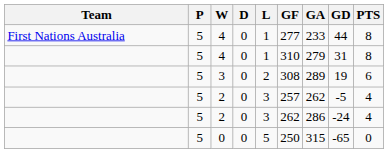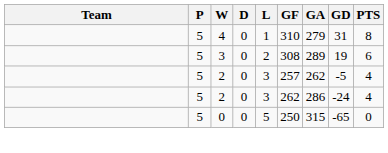- row: (66, 35)
